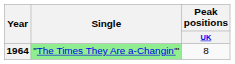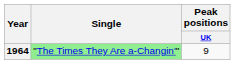(206, 51) 8 -> (206, 51) 9
